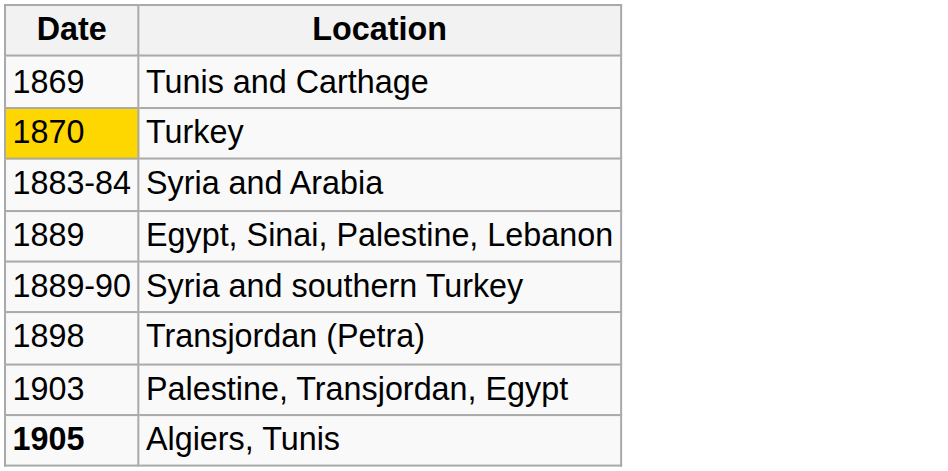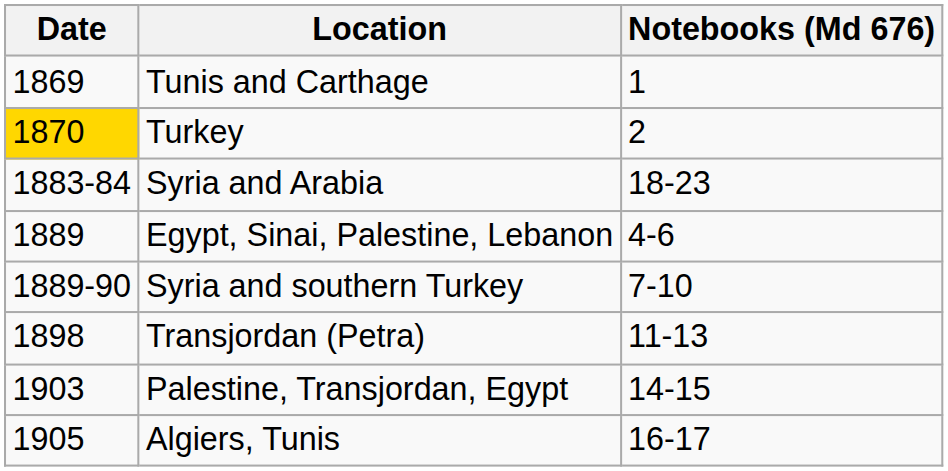+ column: (782, 30)
(48, 440) bold -> (48, 440) normal
